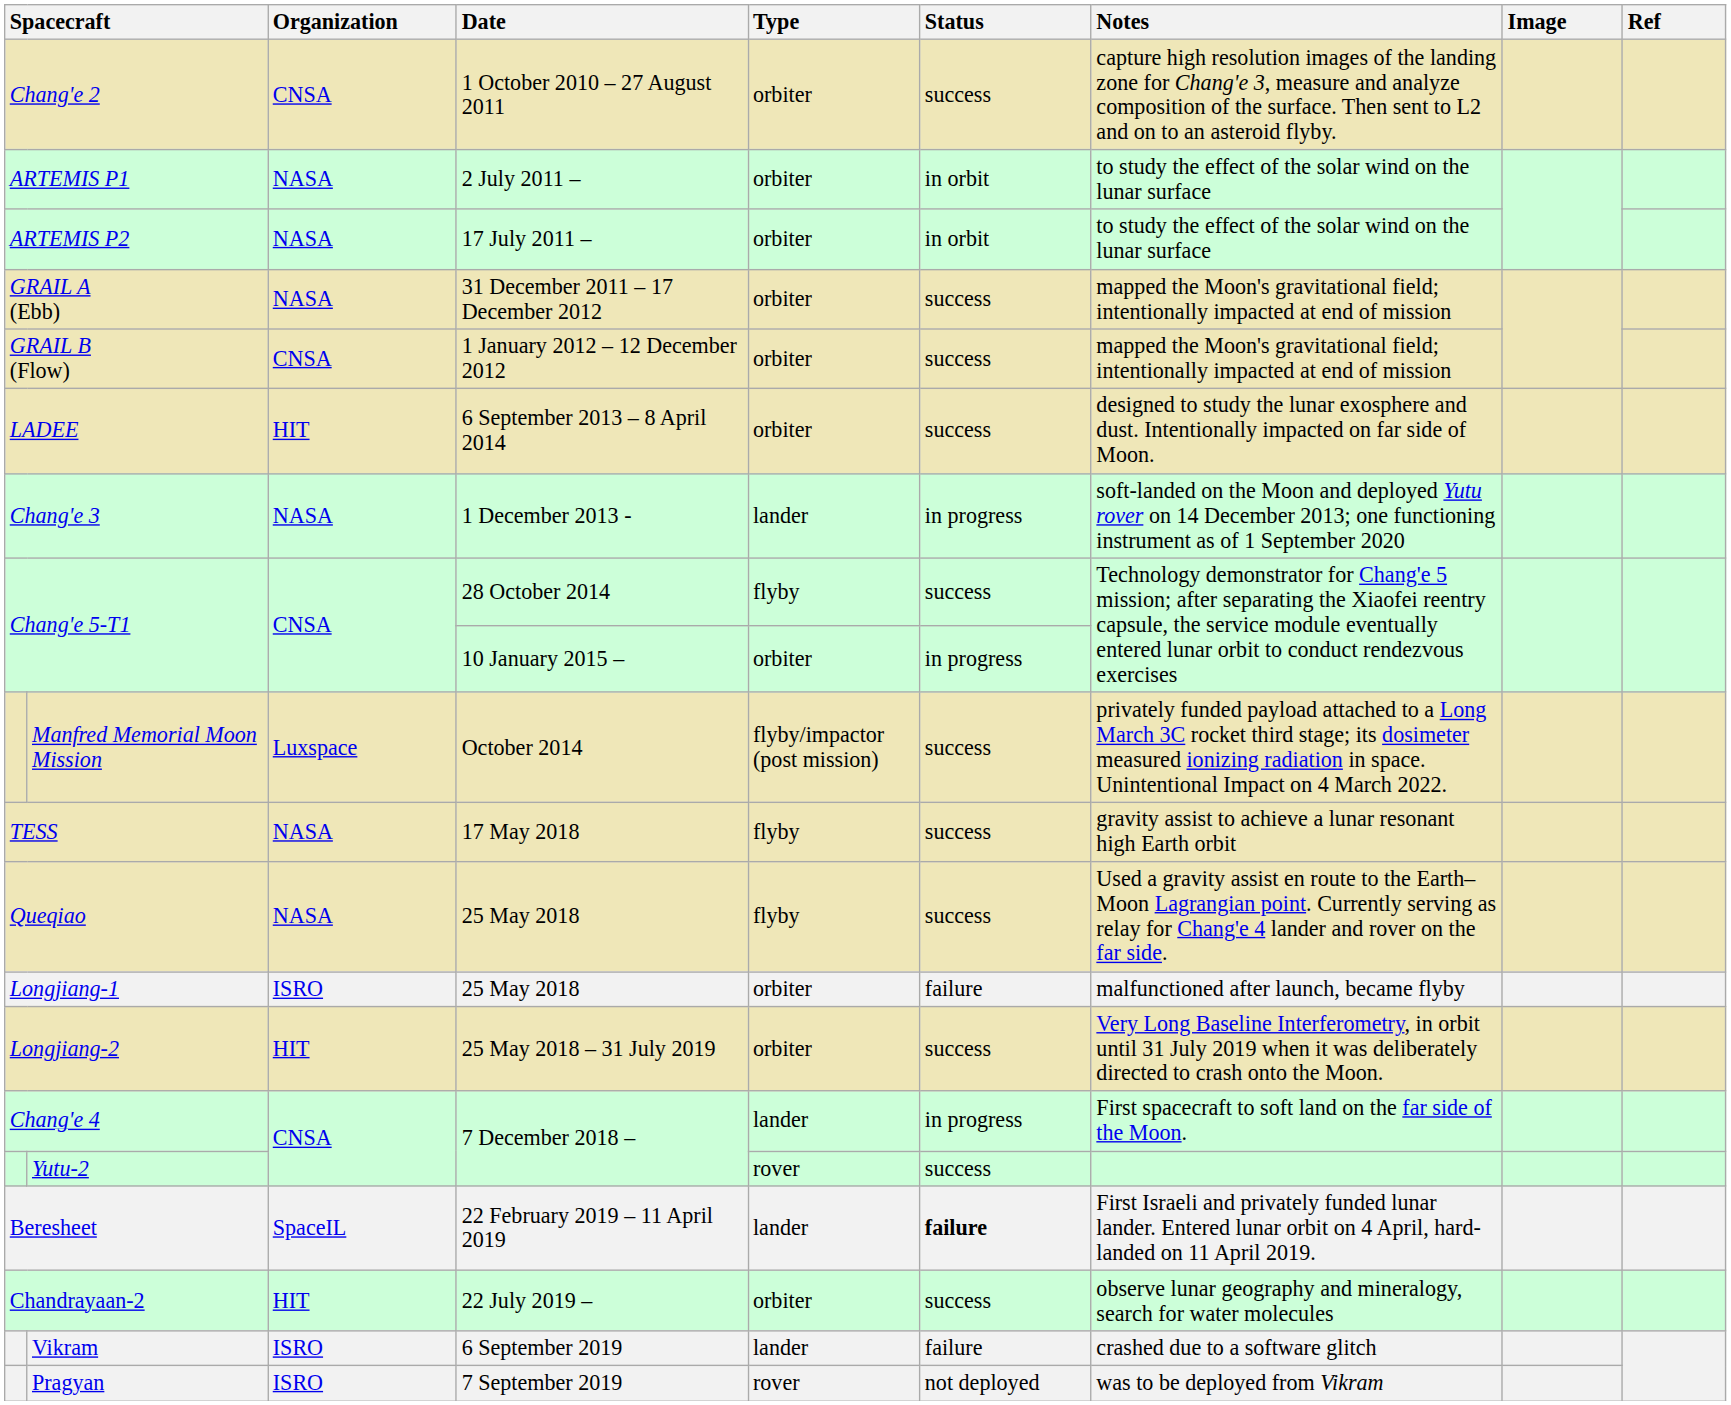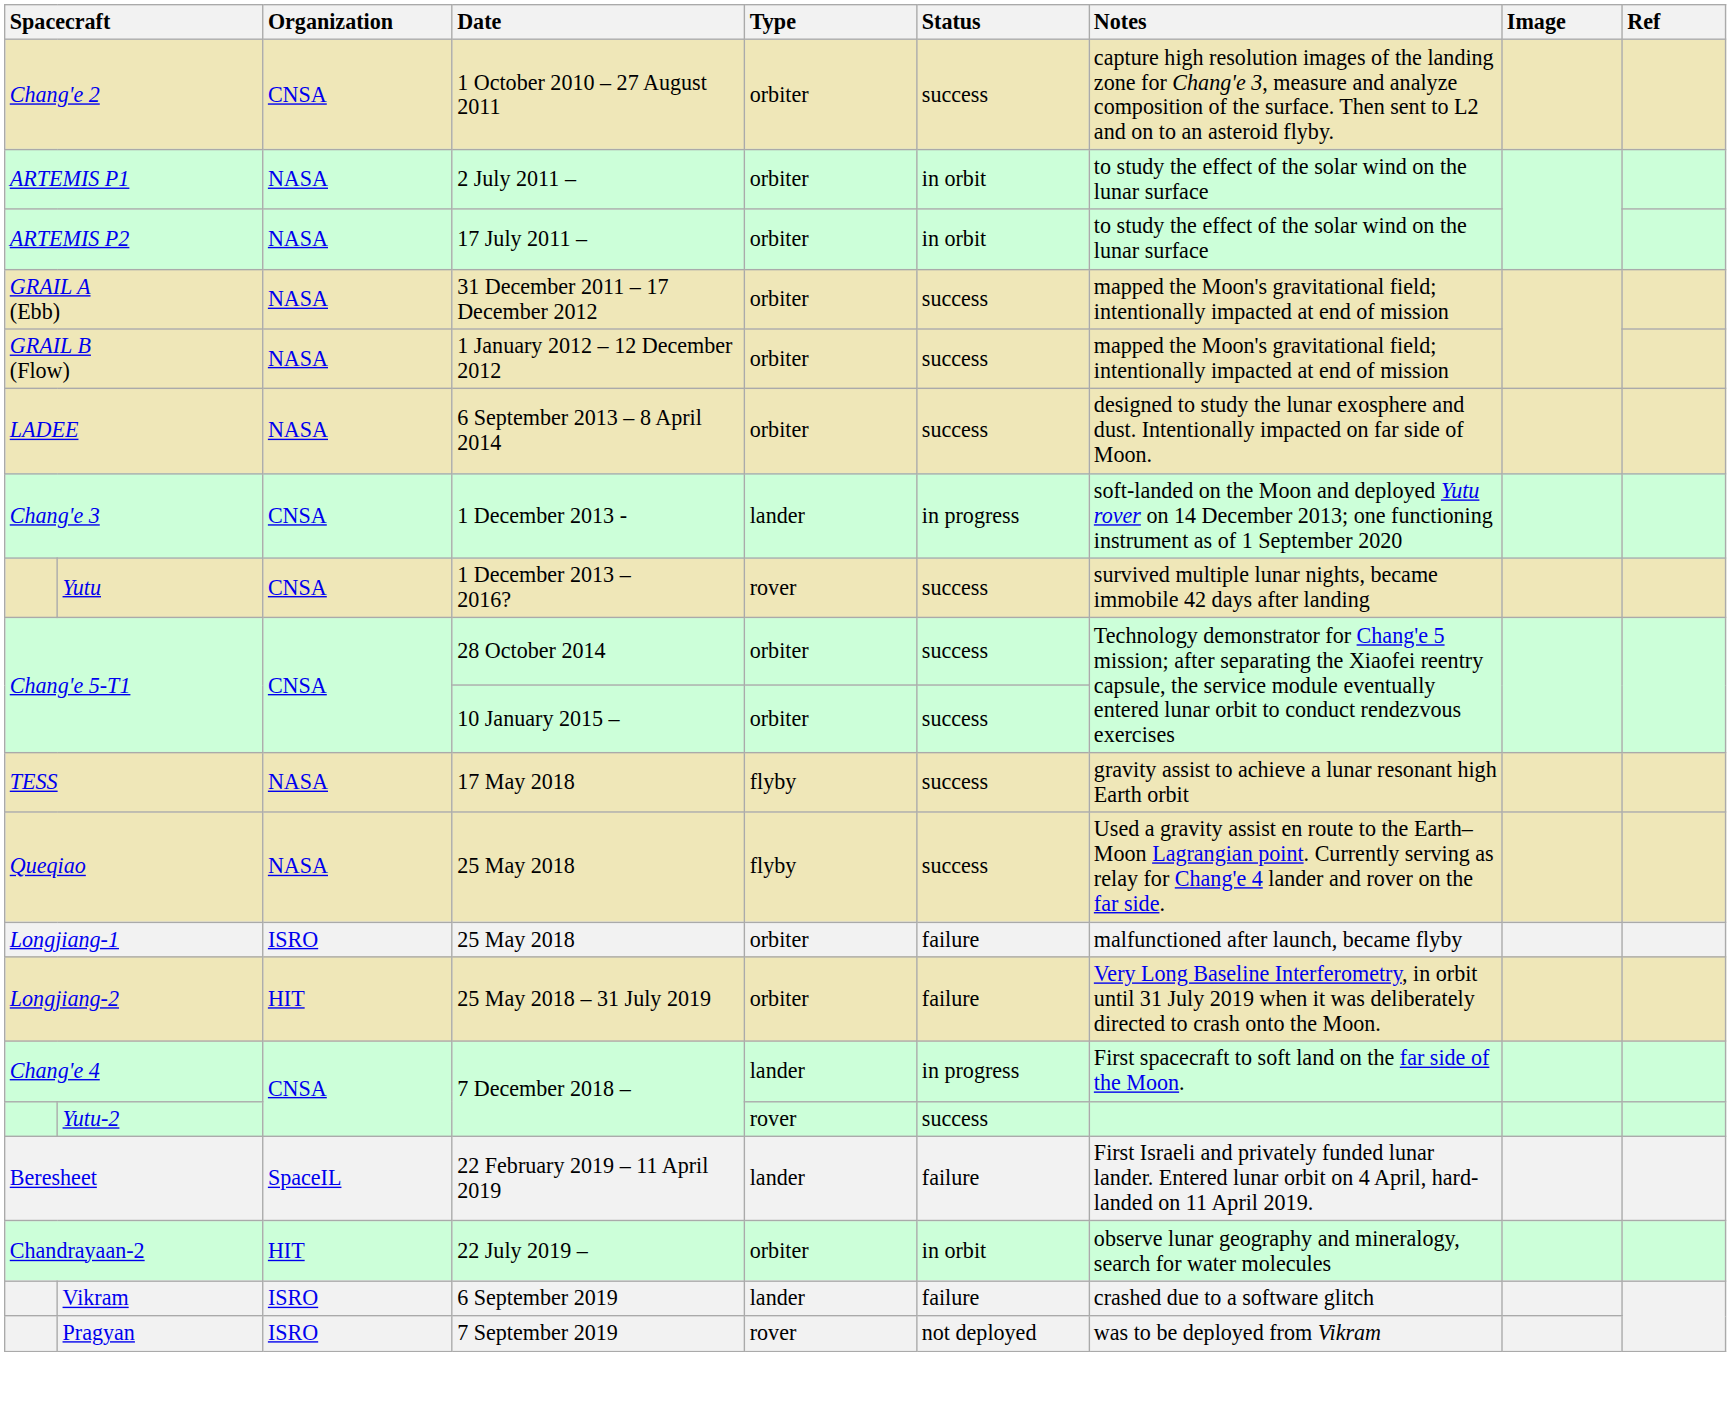(302, 358) CNSA -> (298, 358) NASA
(291, 430) HIT -> (298, 430) NASA
(303, 515) NASA -> (297, 515) CNSA
+ row: (82, 587)
(776, 591) flyby -> (779, 651) orbiter
(974, 658) in progress -> (955, 718) success
- row: (144, 747)
(958, 1048) success -> (951, 998) failure
(956, 1228) bold -> (951, 1178) normal
(958, 1300) success -> (954, 1250) in orbit
